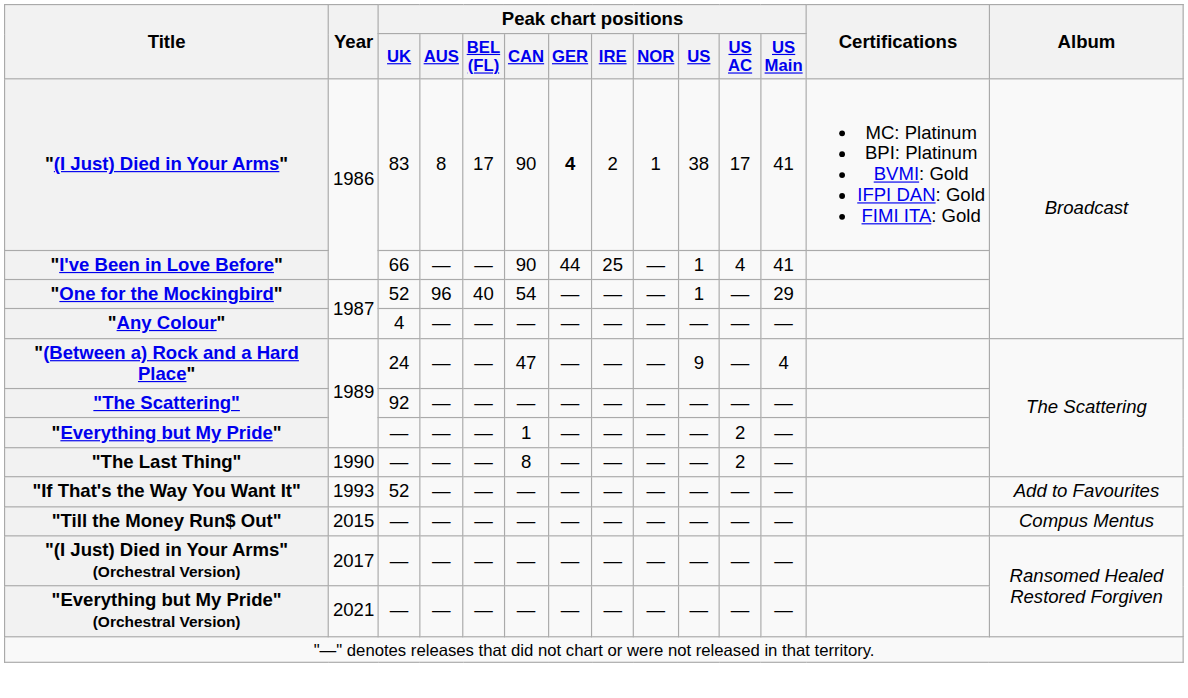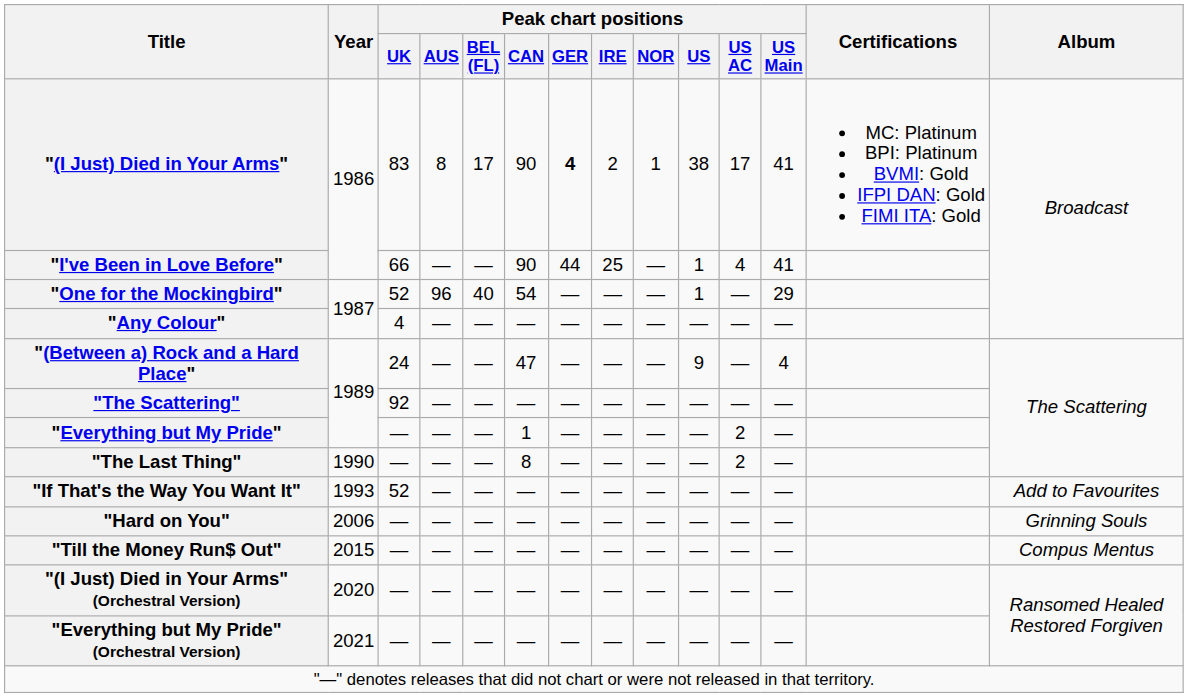+ row: (167, 520)
(354, 560) 2017 -> (354, 590) 2020
